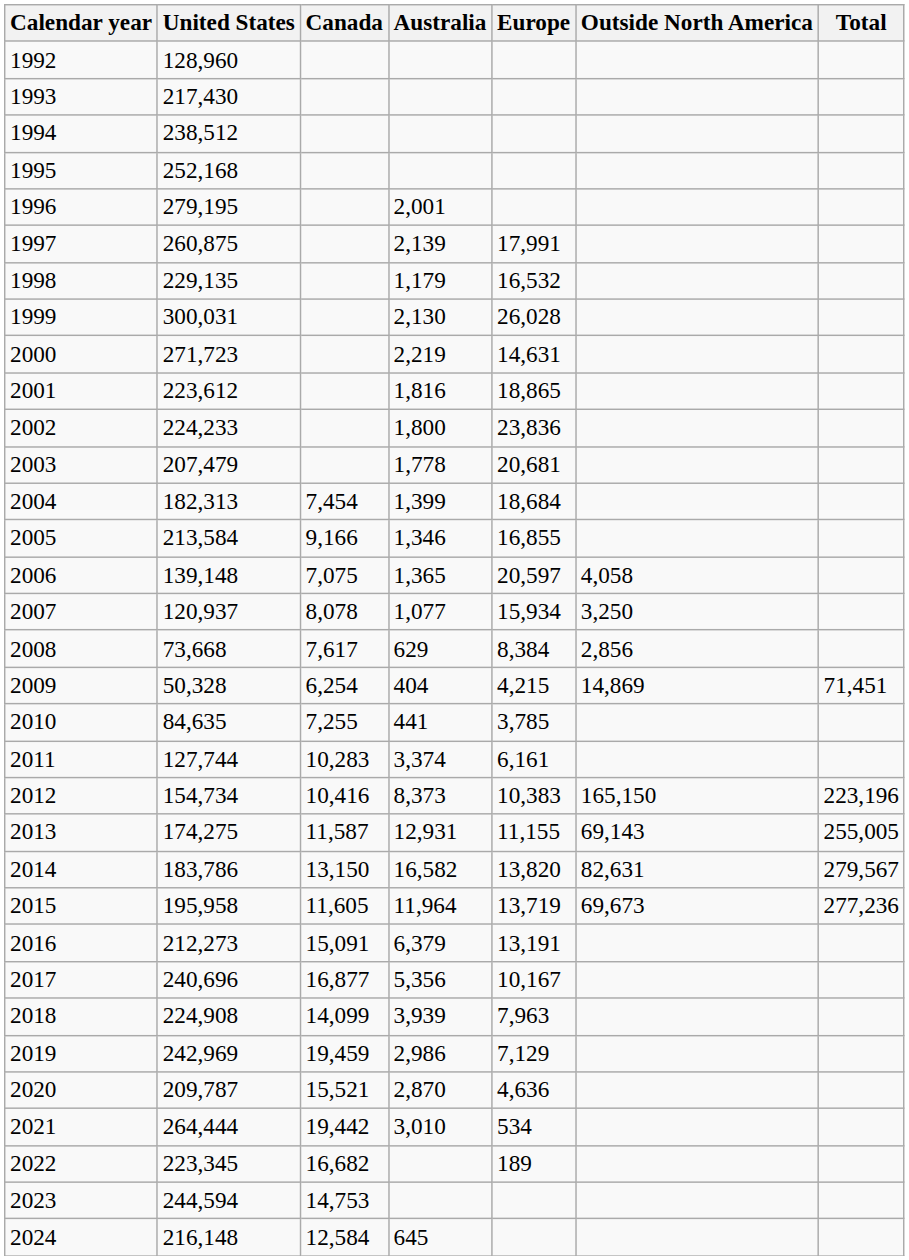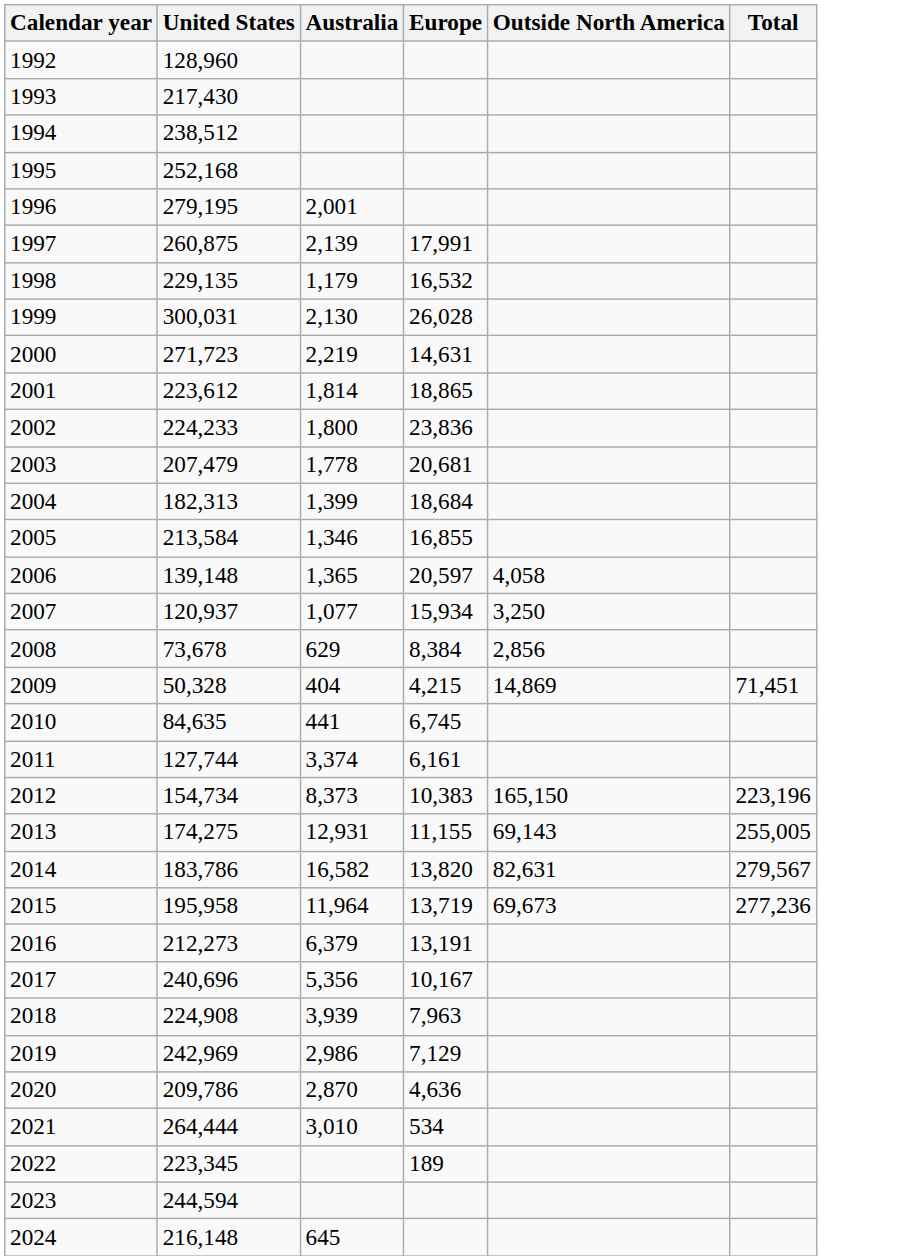- column: (344, 22)
(420, 390) 1,816 -> (332, 390) 1,814
(195, 648) 73,668 -> (195, 648) 73,678
(523, 721) 3,785 -> (435, 721) 6,745
(200, 1089) 209,787 -> (200, 1089) 209,786
